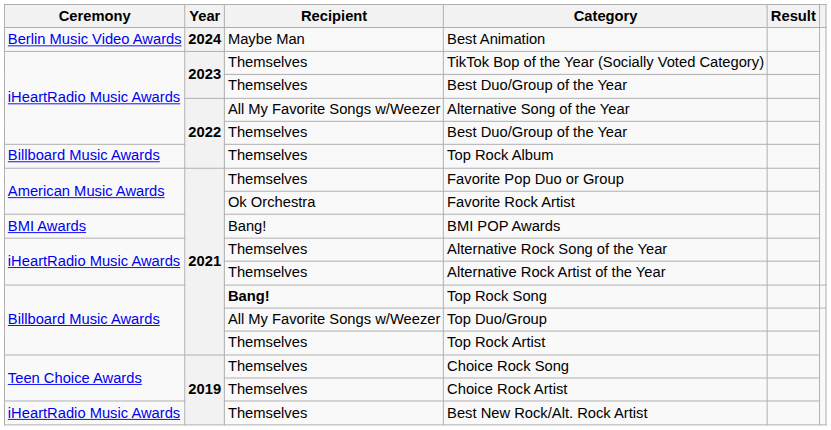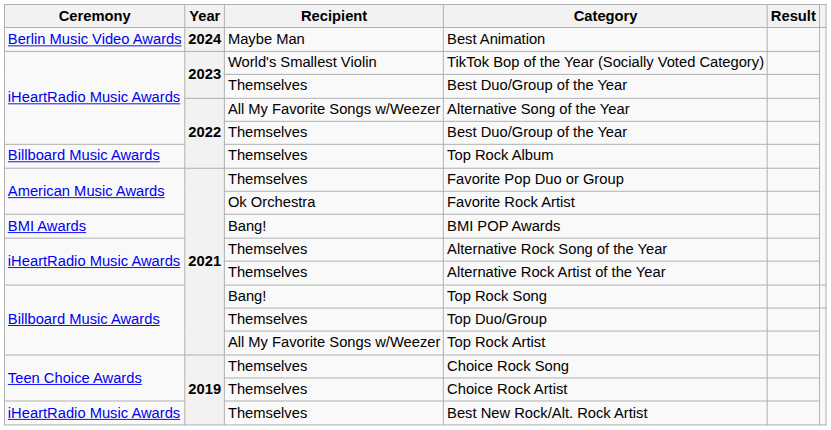(268, 62) Themselves -> (302, 62) World's Smallest Violin
(249, 296) bold -> (247, 296) normal
(334, 319) All My Favorite Songs w/Weezer -> (268, 319) Themselves
(268, 343) Themselves -> (334, 343) All My Favorite Songs w/Weezer
